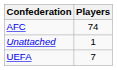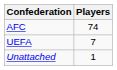rows swapped: (19, 57) <-> (31, 42)
